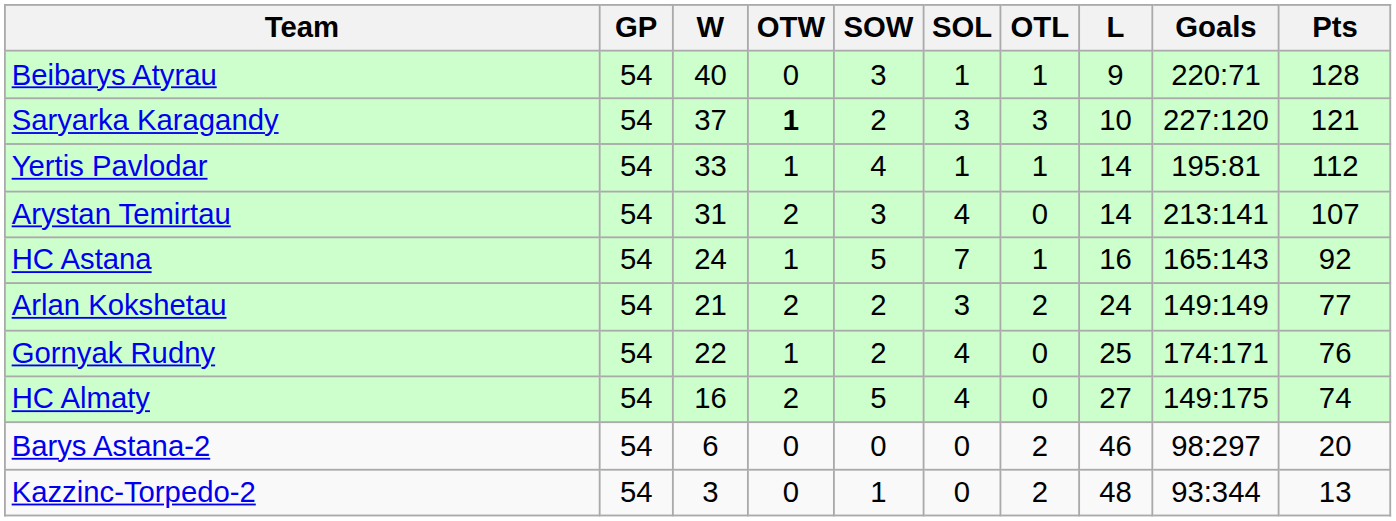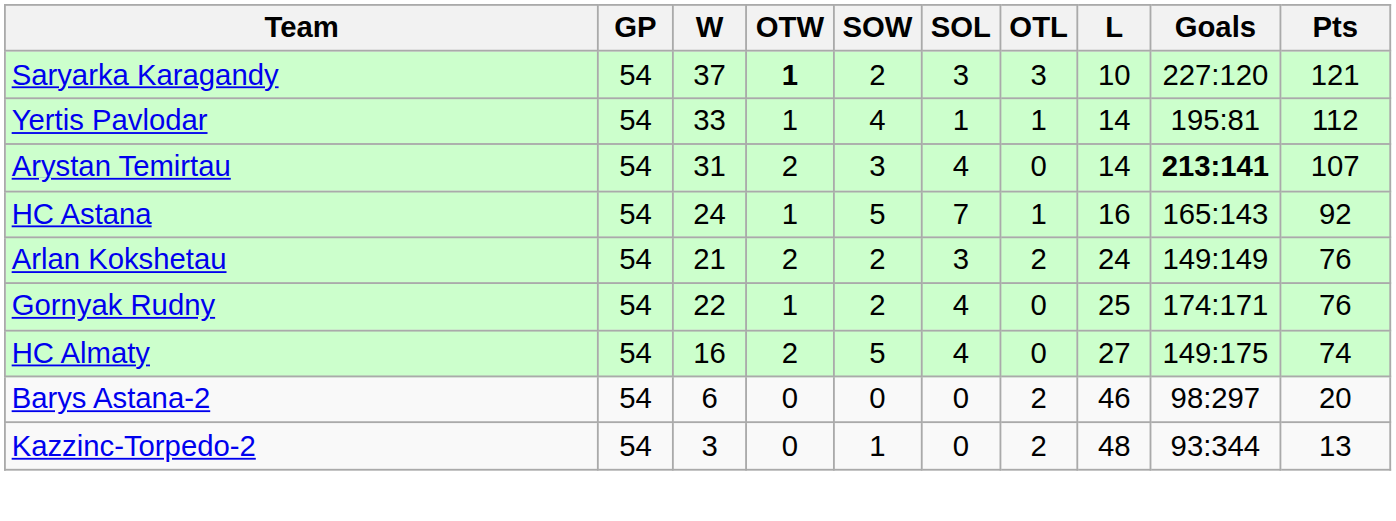- row: (114, 74)
(1216, 213) normal -> (1215, 167) bold
(1335, 306) 77 -> (1335, 259) 76
